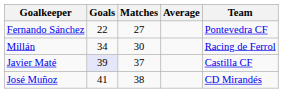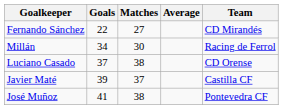(236, 29) Pontevedra CF -> (233, 29) CD Mirandés
+ row: (41, 63)
(102, 63) lavender background -> (102, 79) no background
(233, 79) CD Mirandés -> (236, 96) Pontevedra CF
